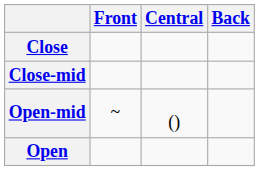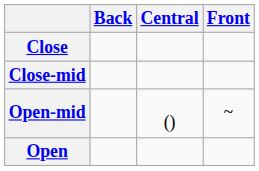columns swapped: (115, 18) <-> (231, 18)
